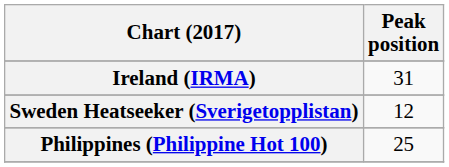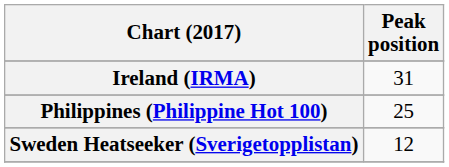rows swapped: (184, 144) <-> (184, 111)
